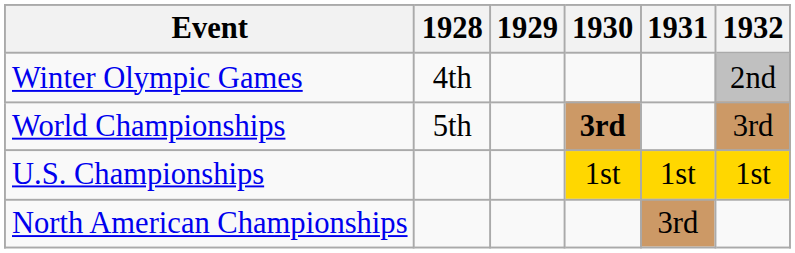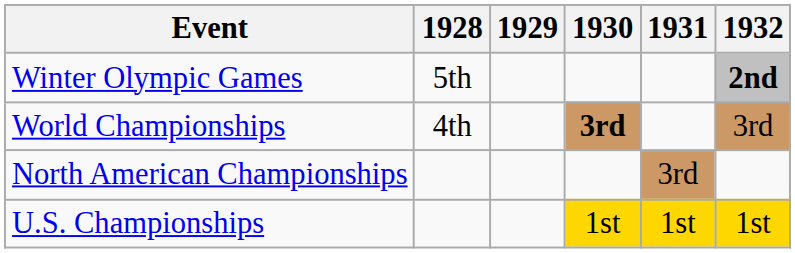(452, 77) 4th -> (452, 77) 5th
(753, 77) normal -> (753, 77) bold
(452, 125) 5th -> (452, 125) 4th
rows swapped: (210, 222) <-> (138, 174)
